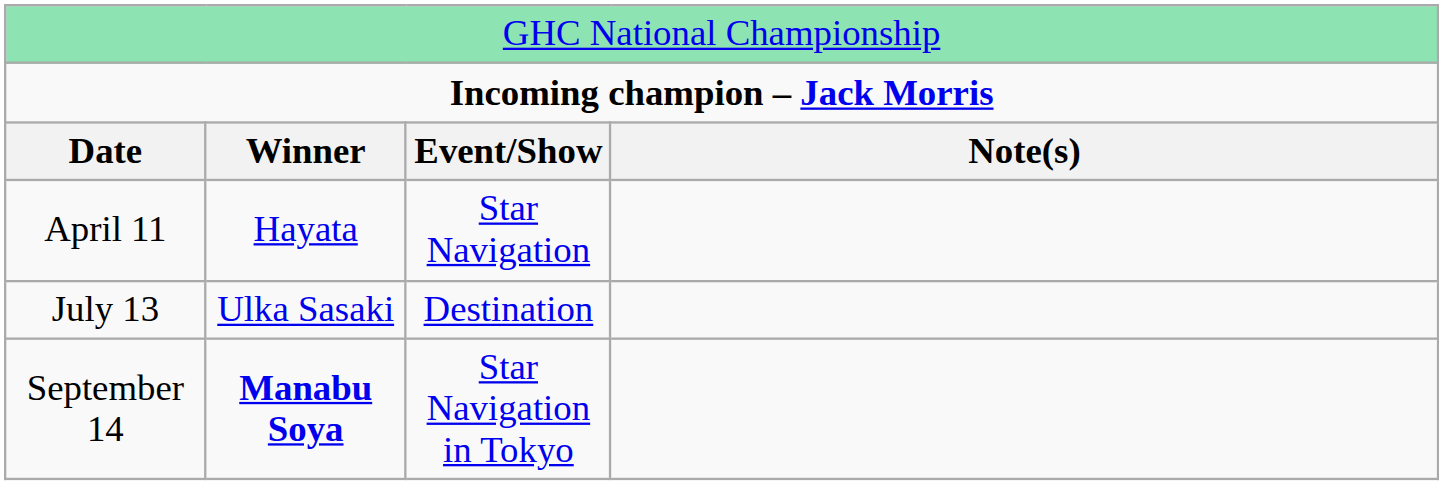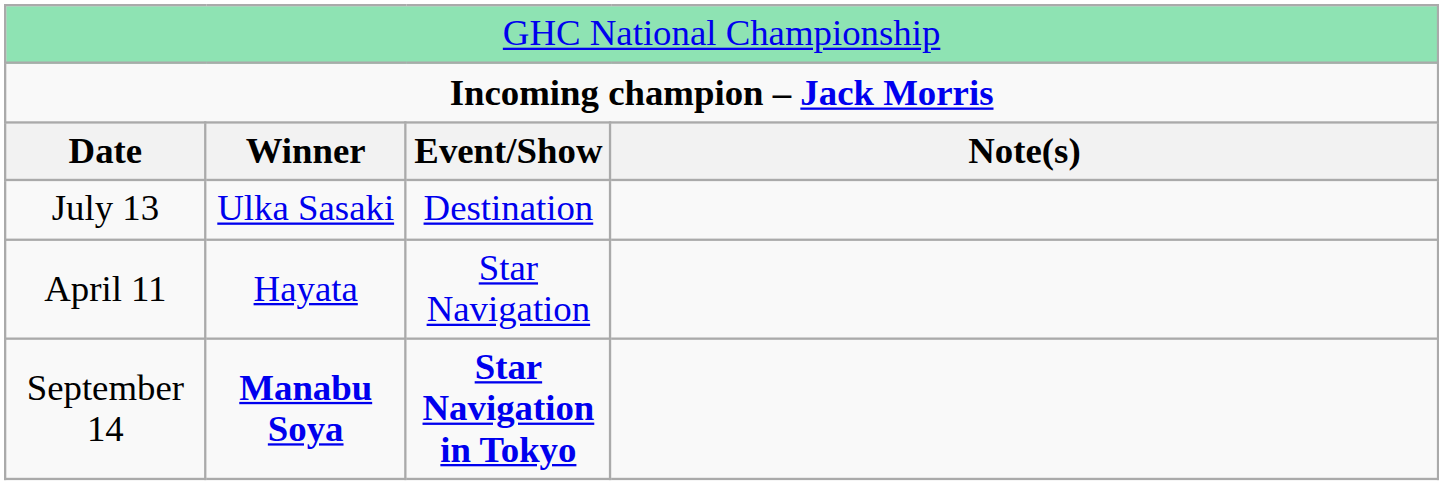rows swapped: (105, 229) <-> (105, 308)
(508, 408) normal -> (508, 408) bold
